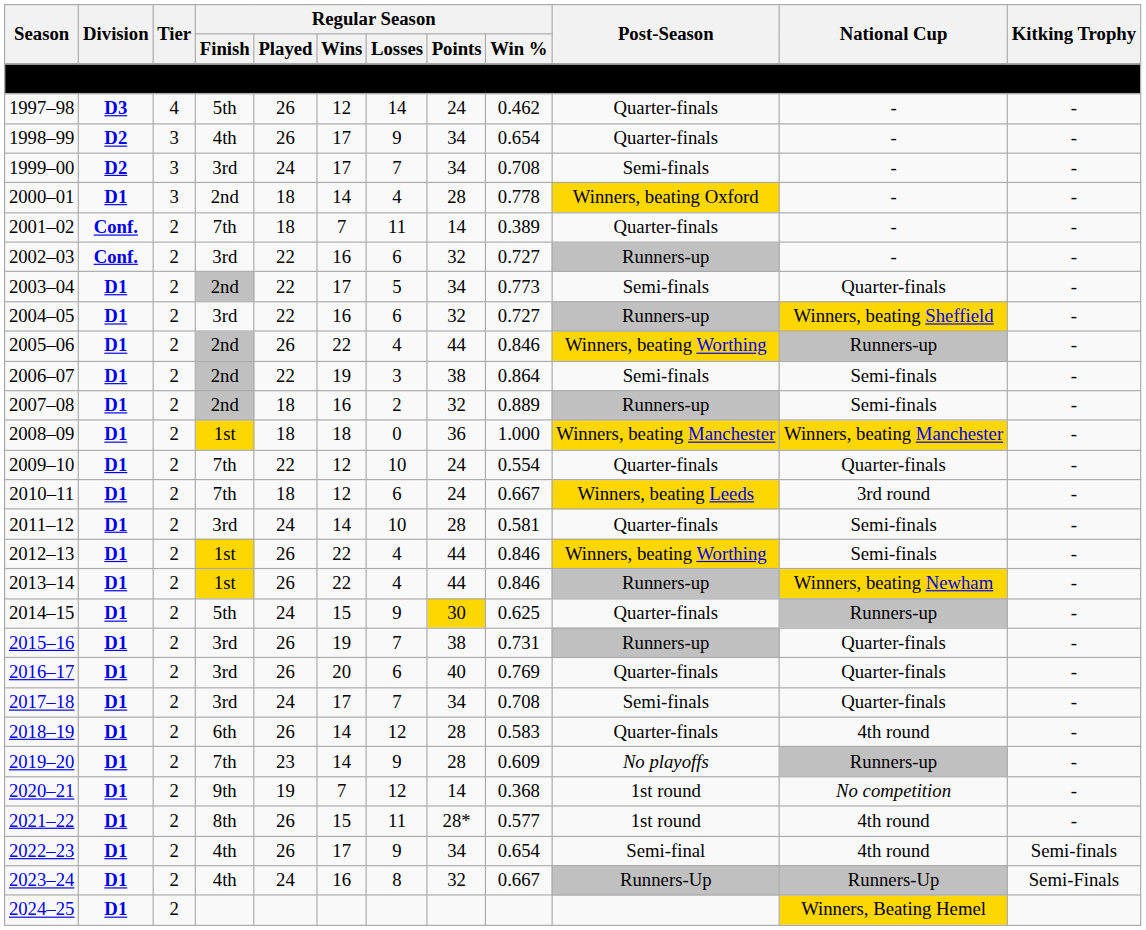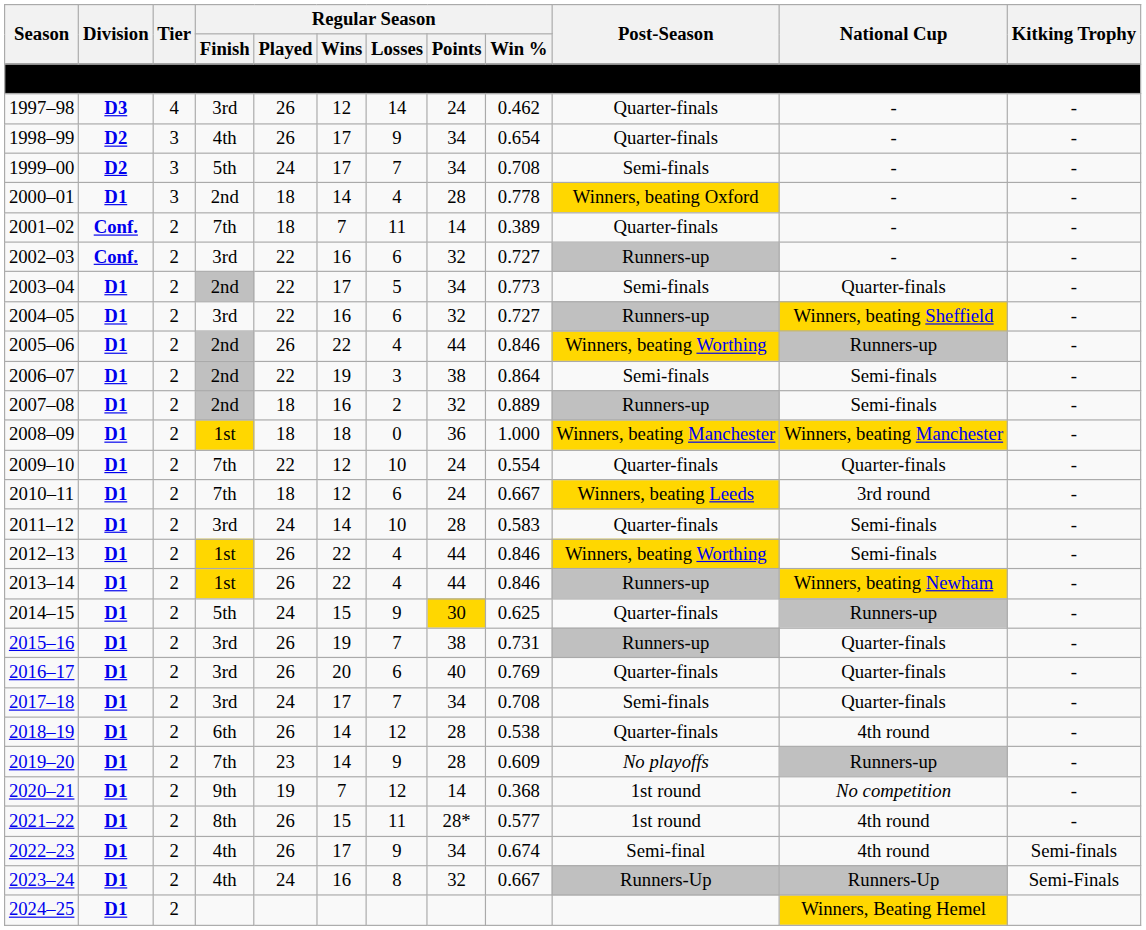(225, 108) 5th -> (225, 108) 3rd
(225, 167) 3rd -> (225, 167) 5th
(519, 524) 0.581 -> (519, 524) 0.583
(519, 731) 0.583 -> (519, 731) 0.538
(519, 850) 0.654 -> (519, 850) 0.674
